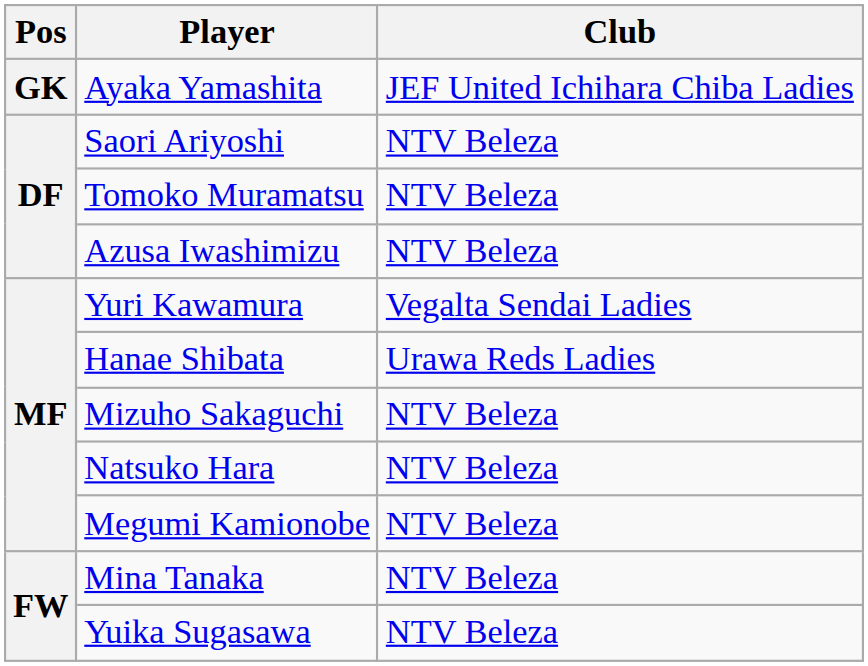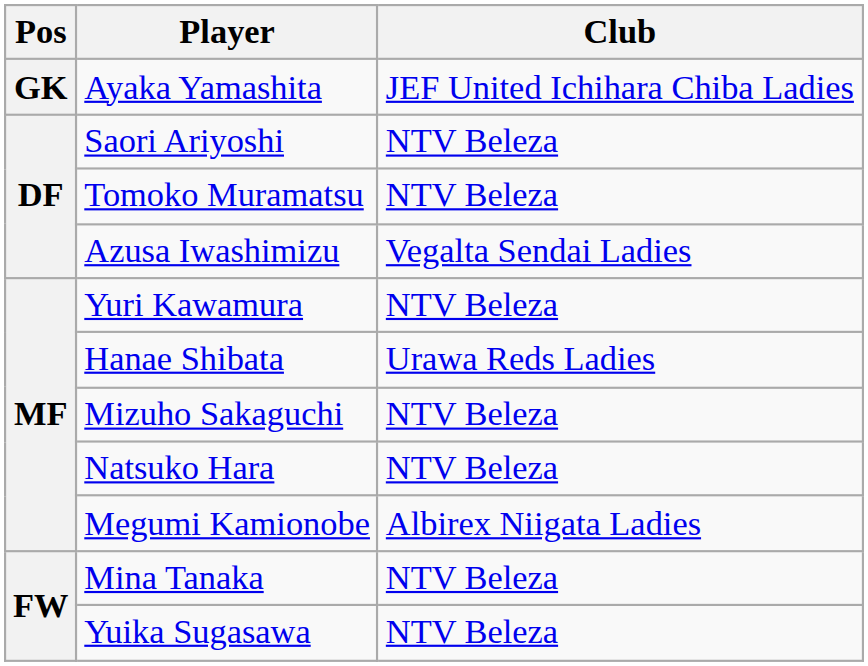(472, 250) NTV Beleza -> (539, 250) Vegalta Sendai Ladies
(539, 304) Vegalta Sendai Ladies -> (472, 304) NTV Beleza
(472, 522) NTV Beleza -> (543, 522) Albirex Niigata Ladies
